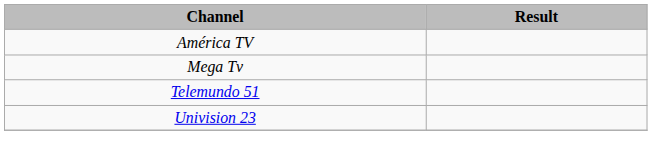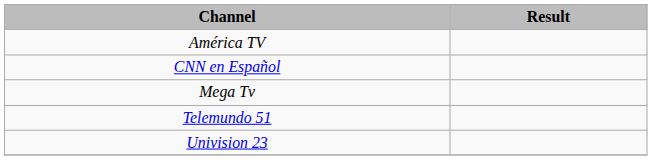+ row: (227, 67)
